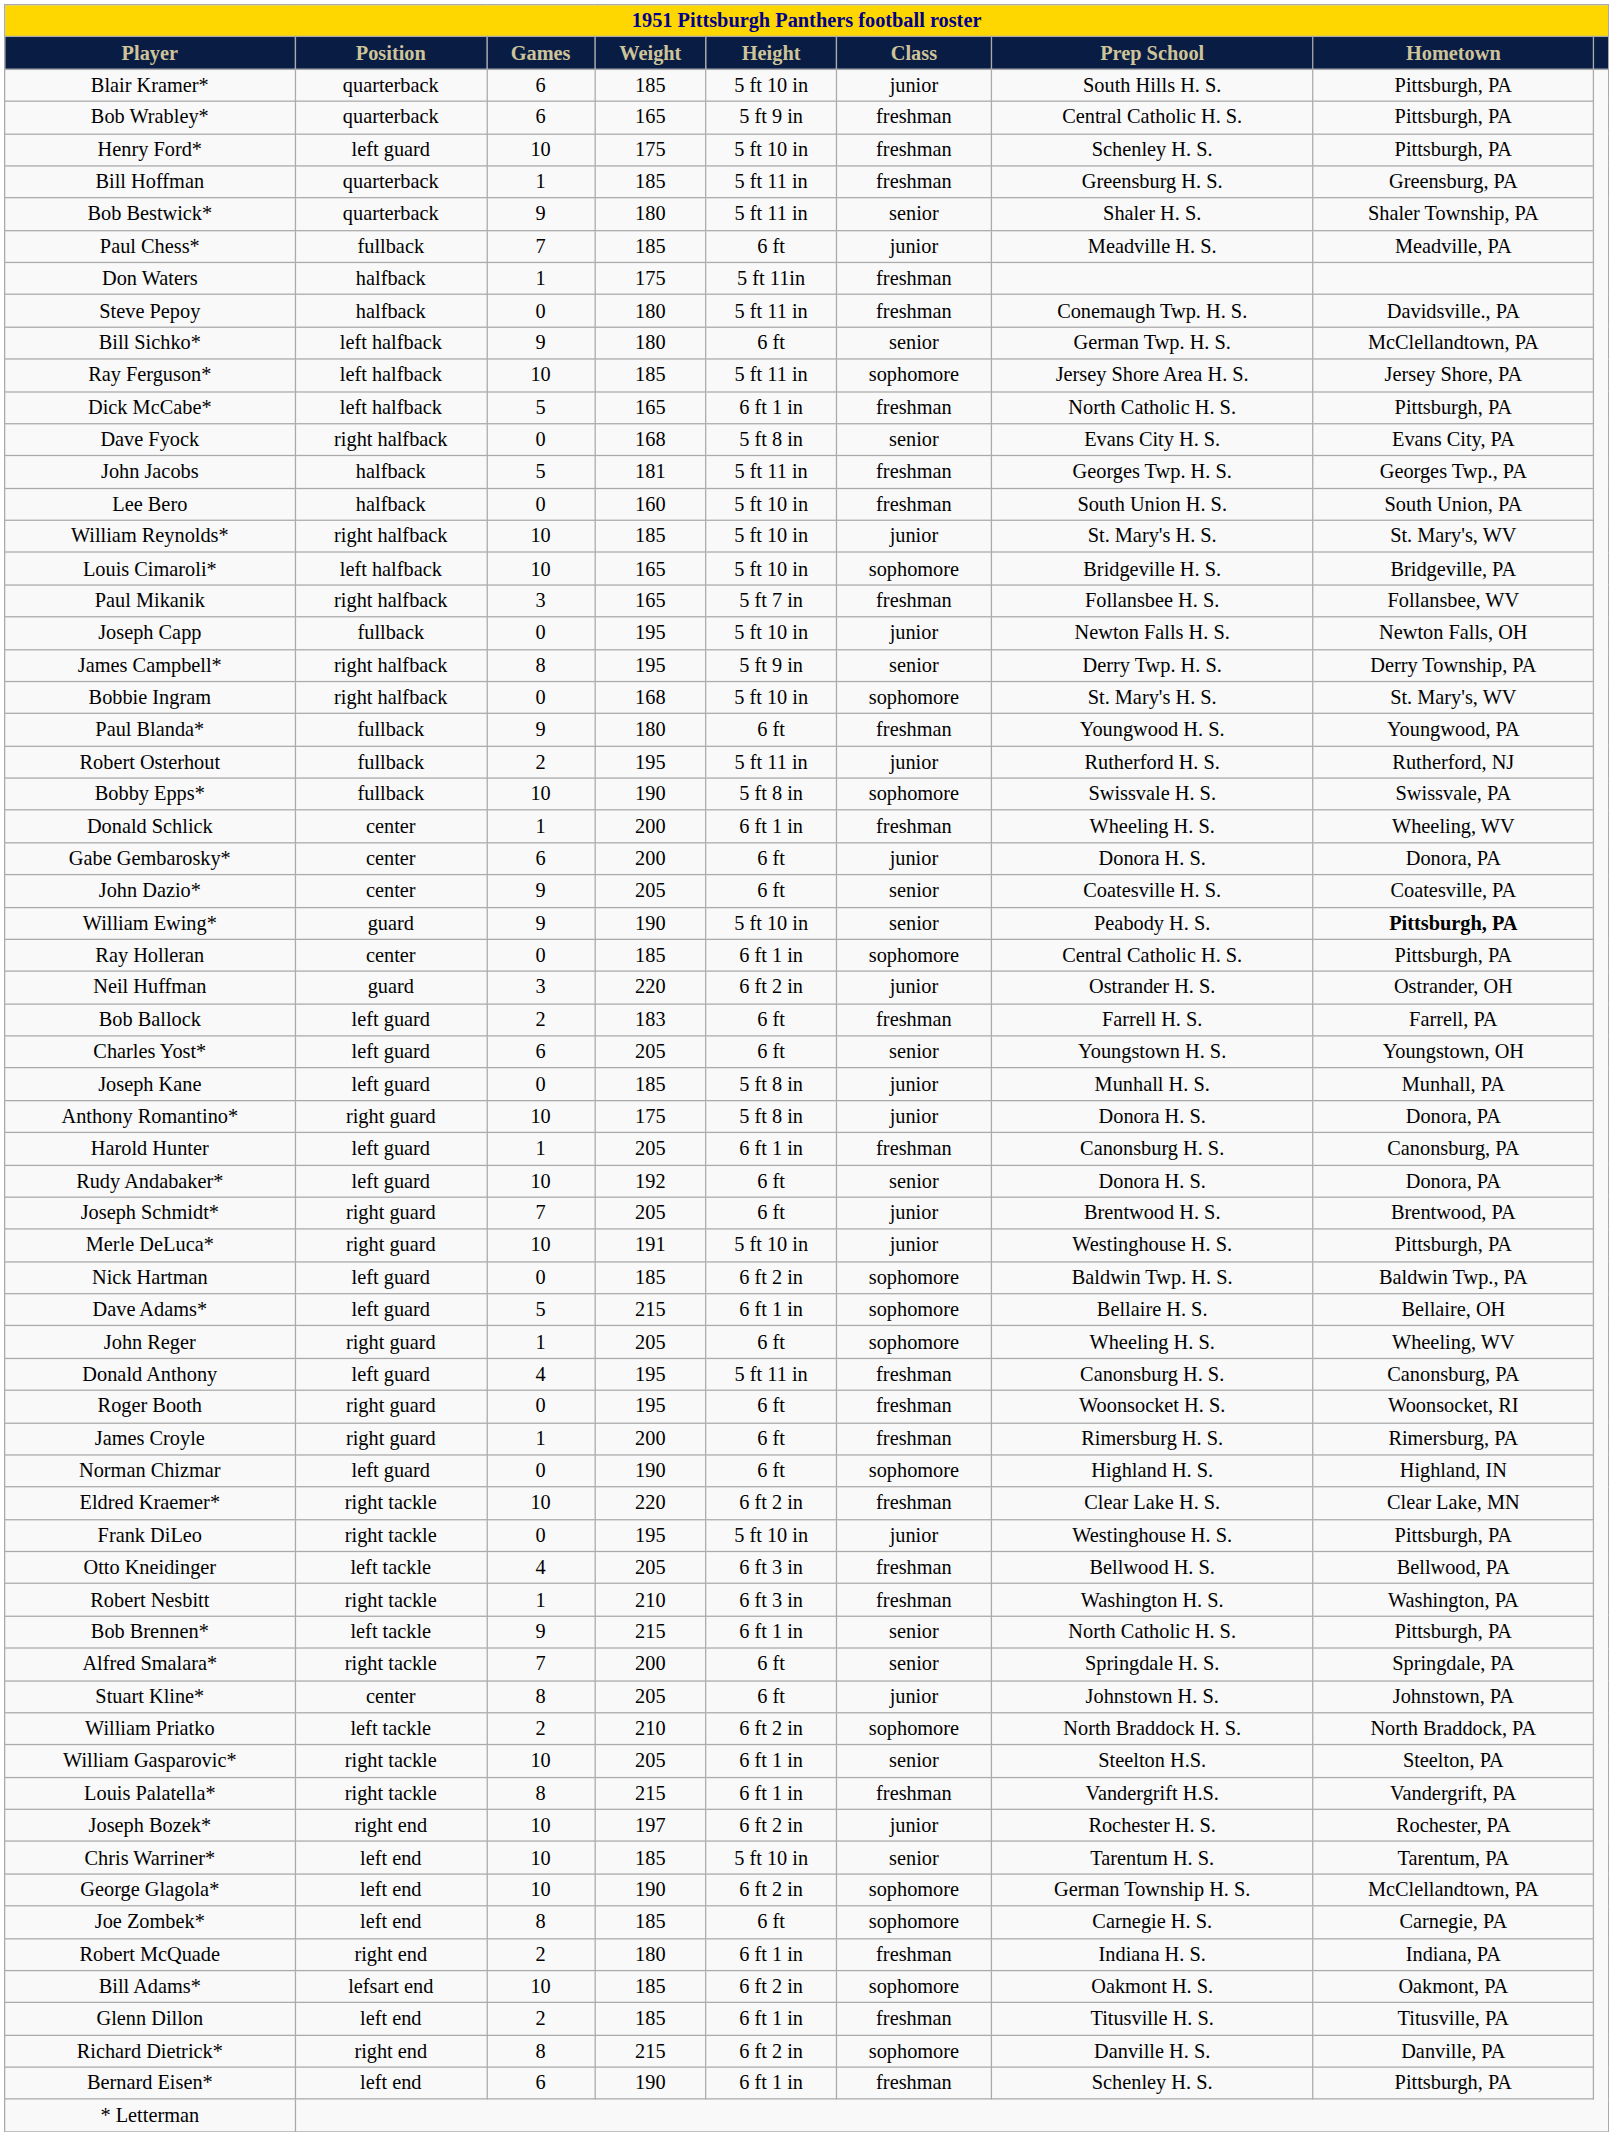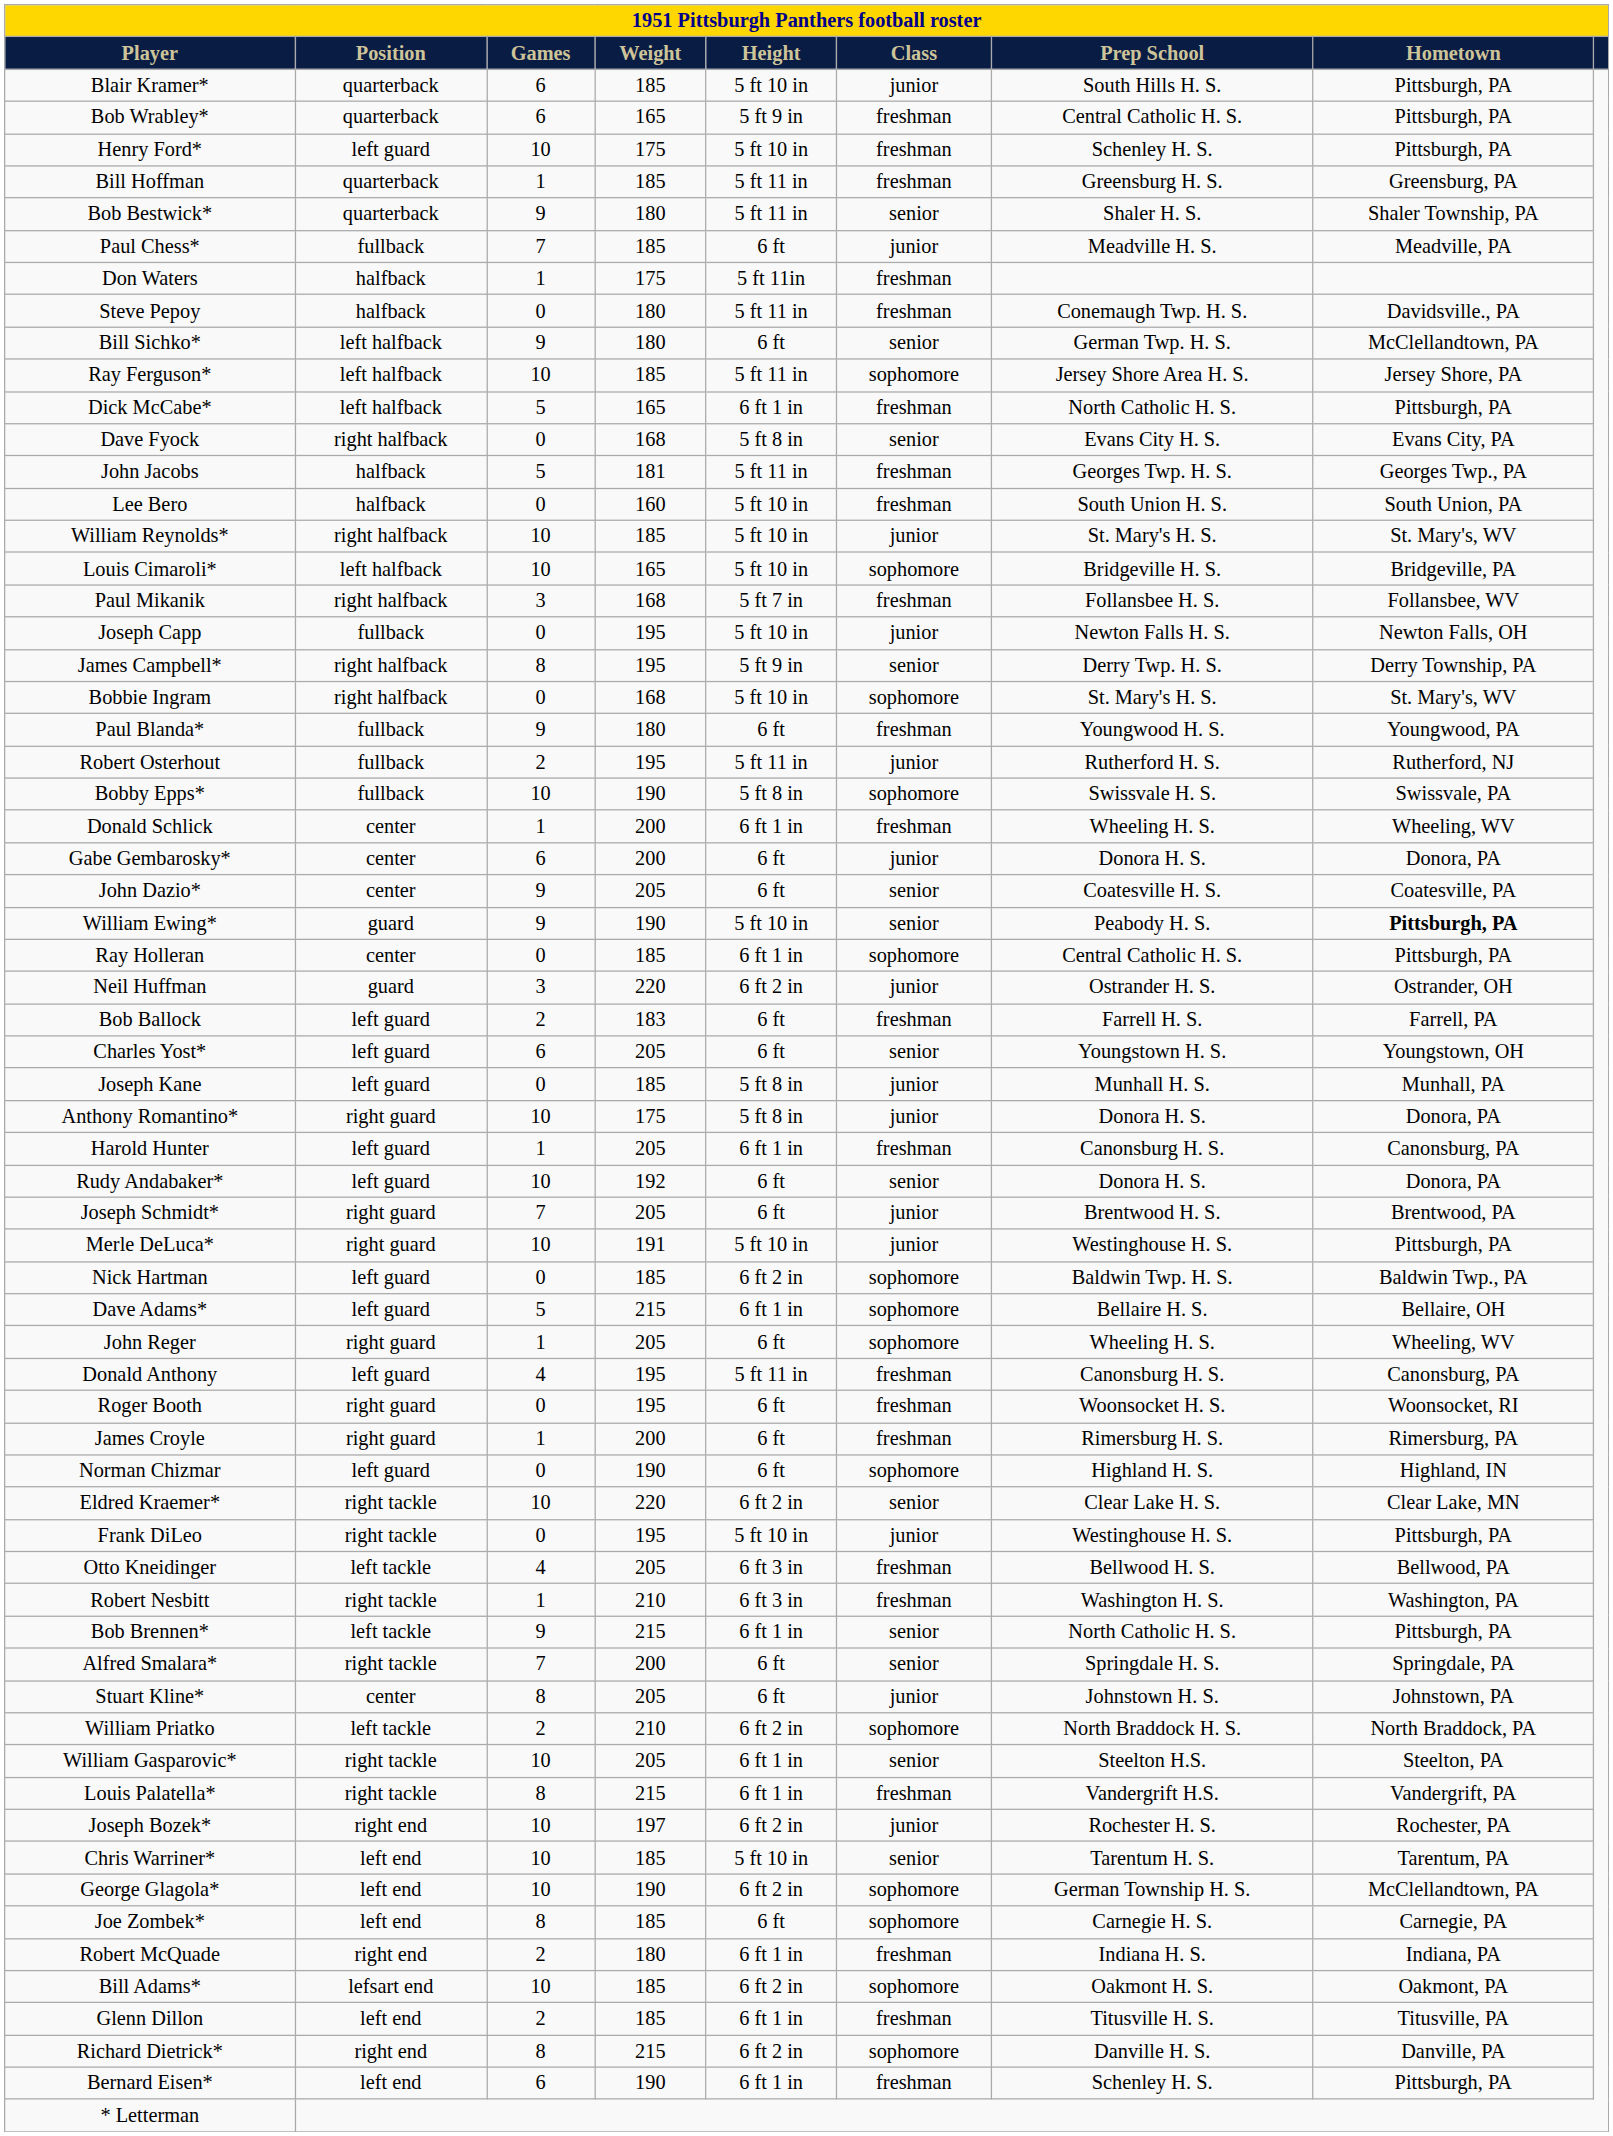(650, 600) 165 -> (650, 600) 168
(914, 1503) freshman -> (914, 1503) senior
